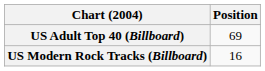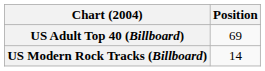(235, 55) 16 -> (235, 55) 14
